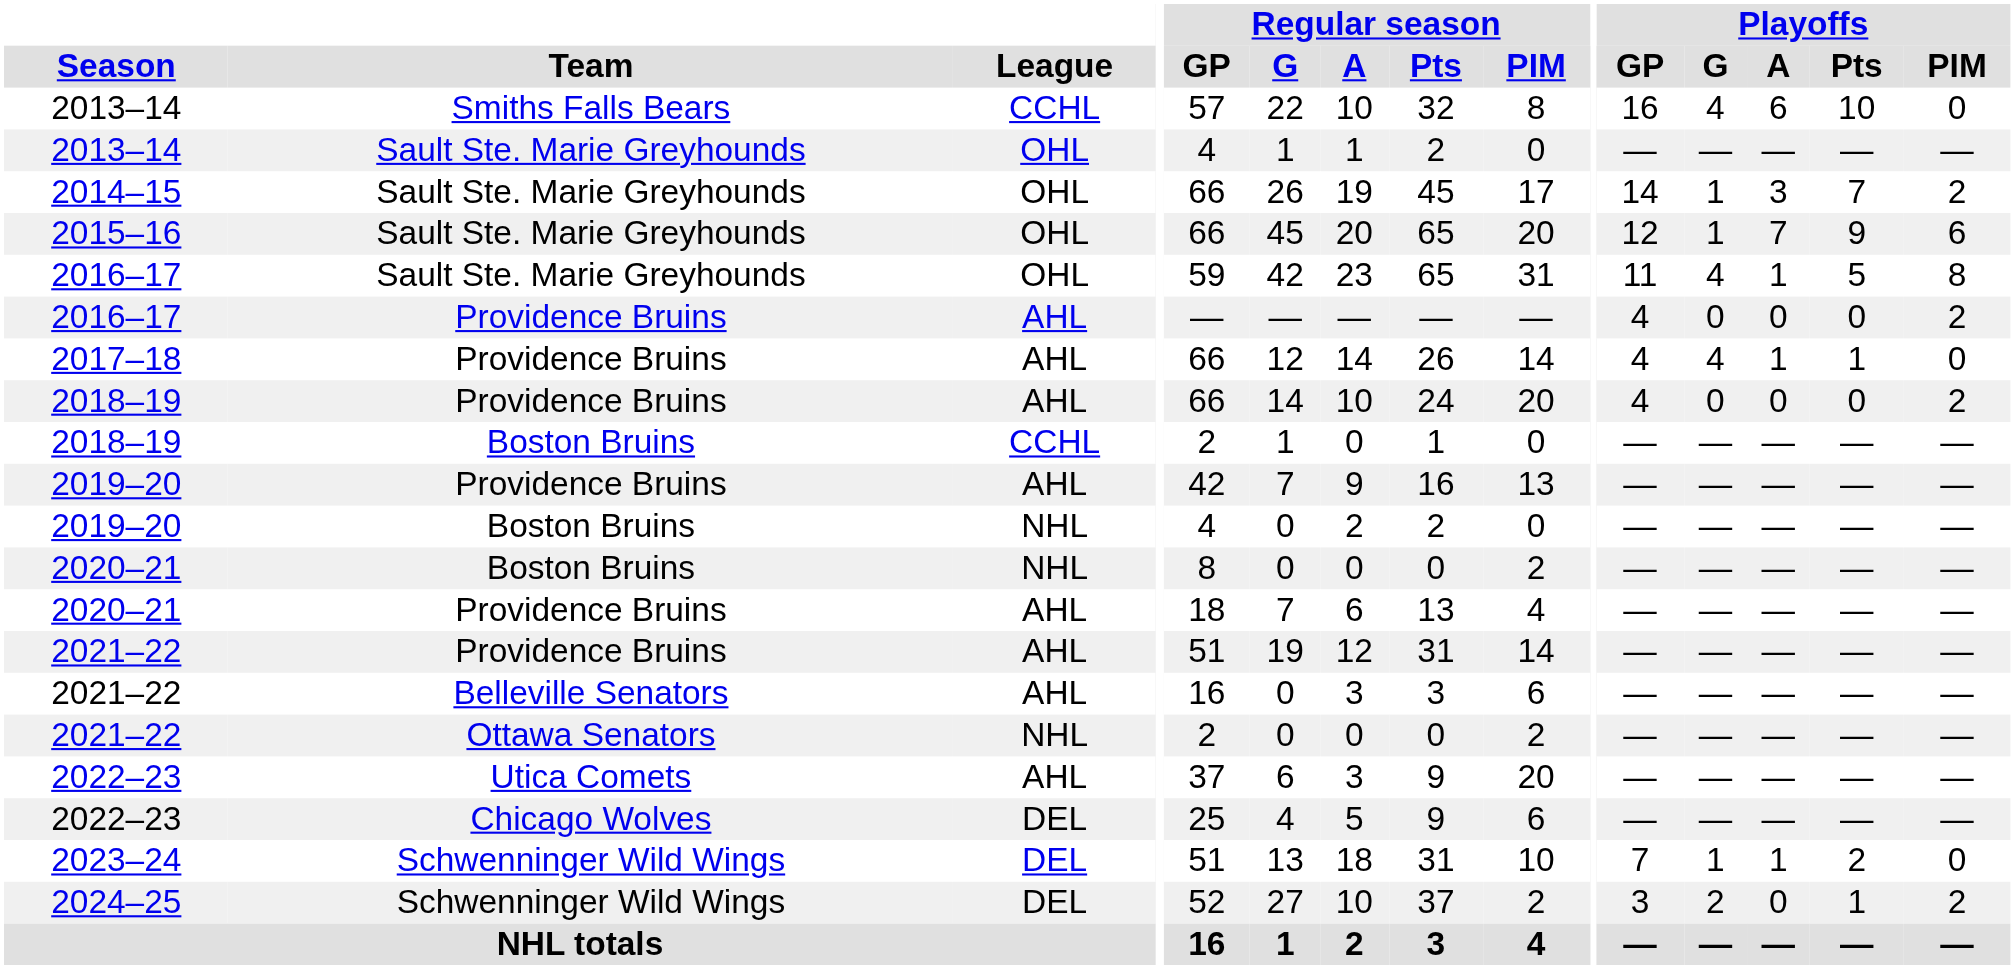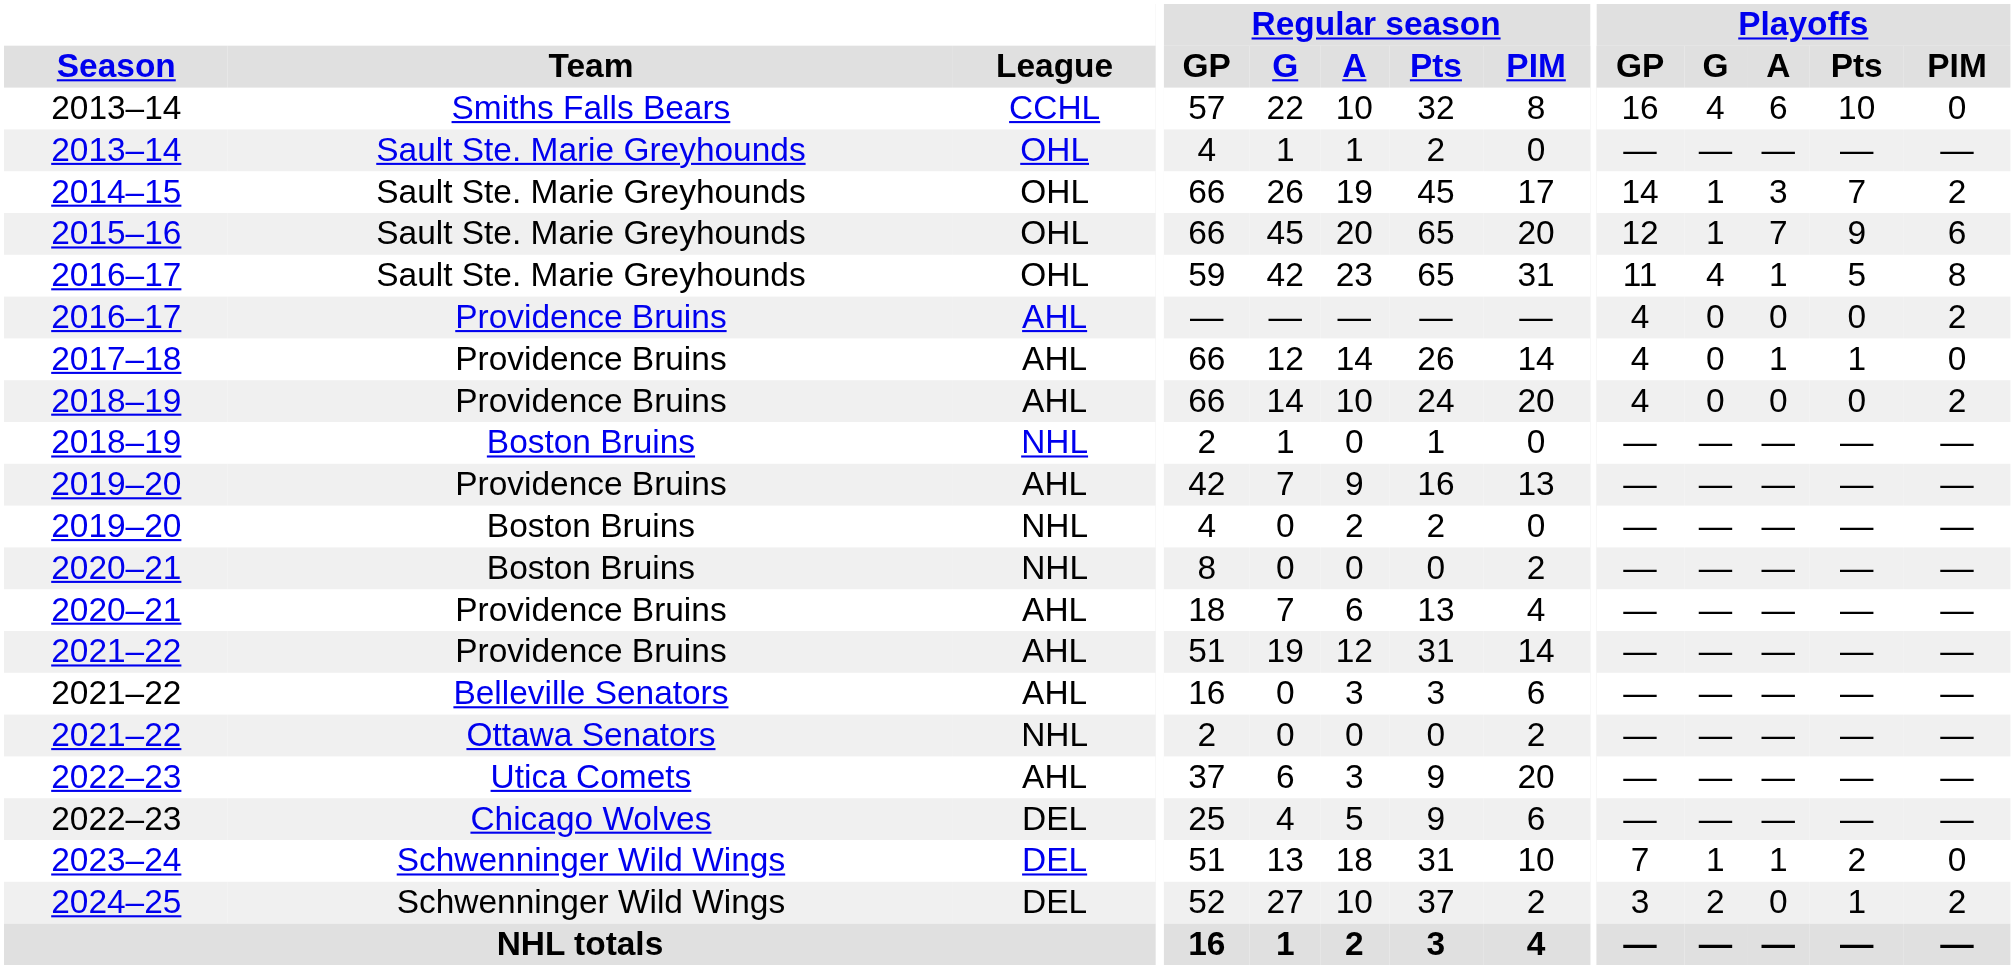(1715, 358) 4 -> (1715, 358) 0
(1055, 442) CCHL -> (1055, 442) NHL
